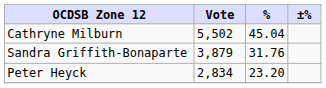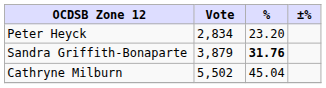rows swapped: (65, 34) <-> (47, 73)
(267, 53) normal -> (267, 53) bold
